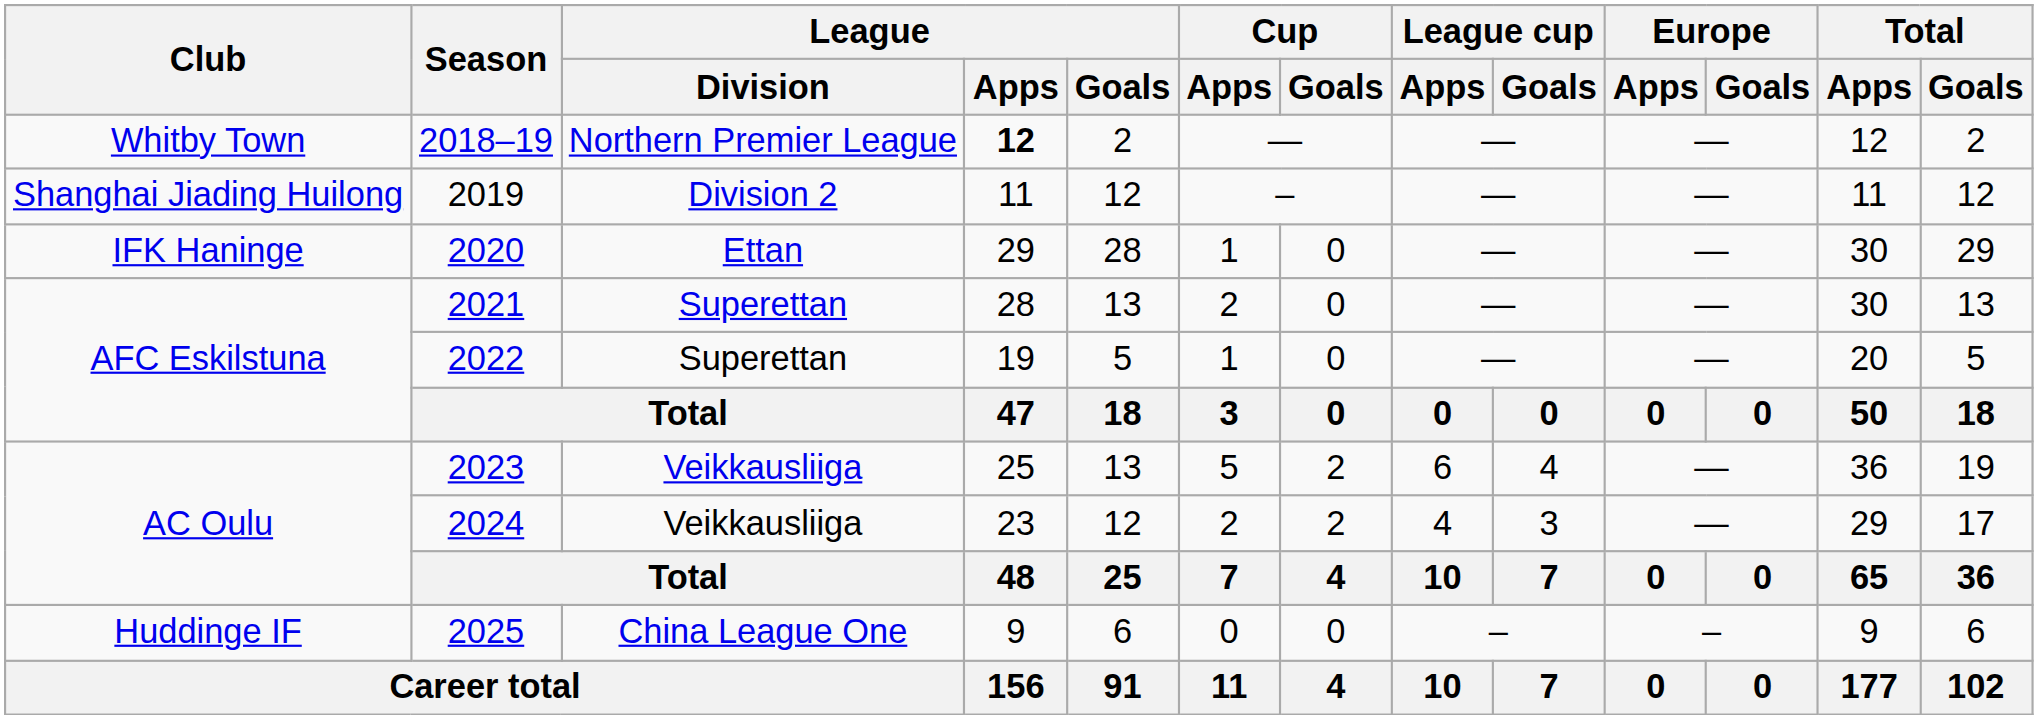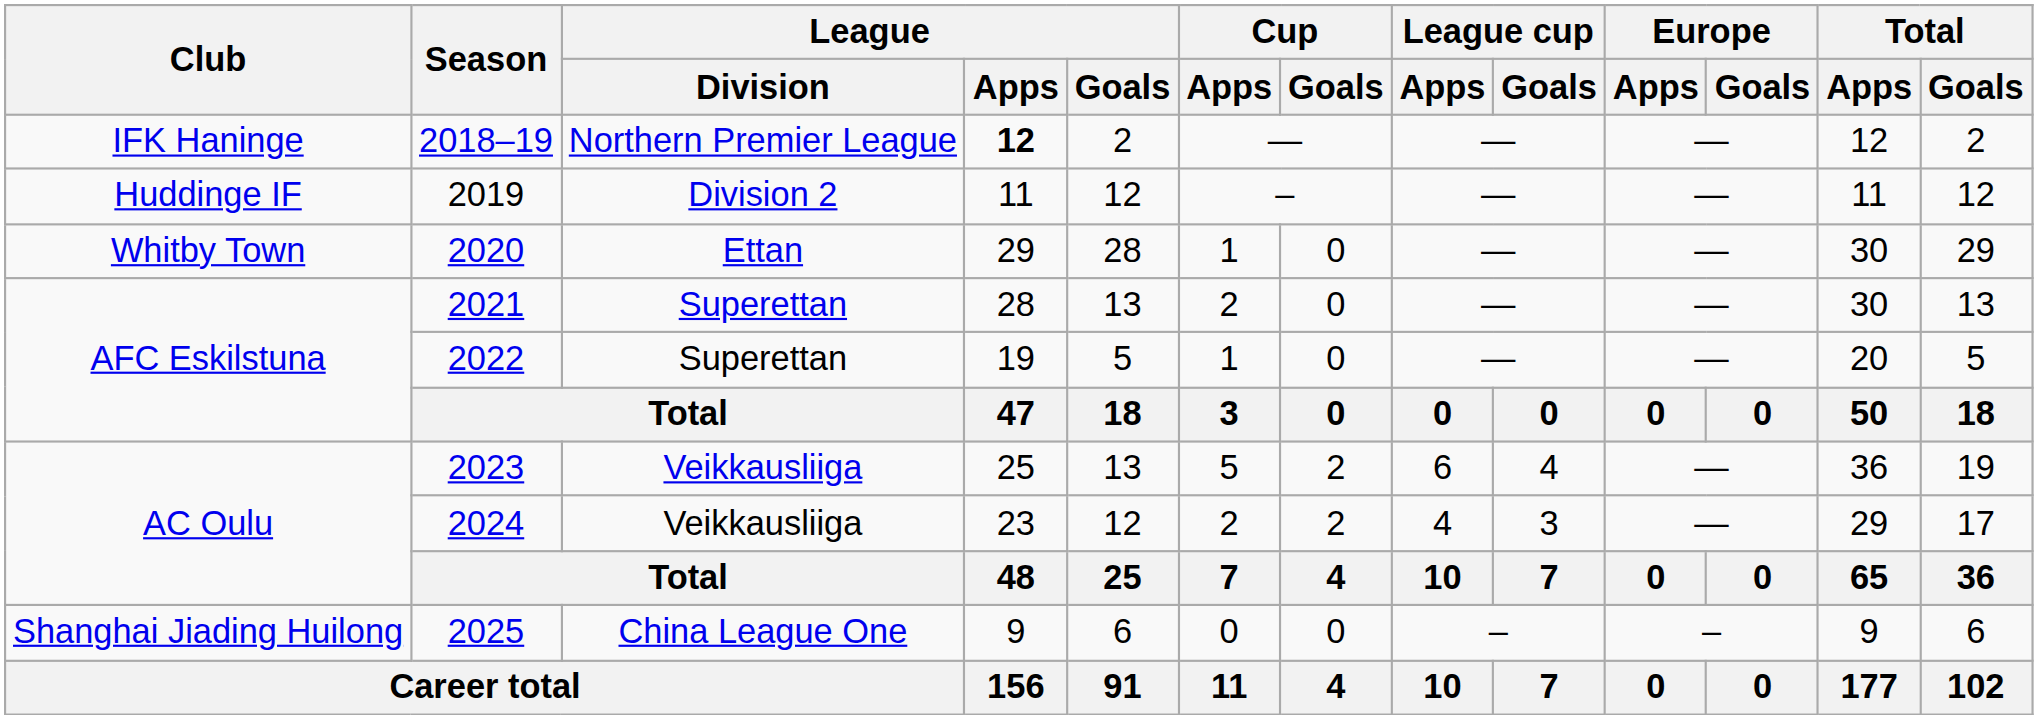(208, 140) Whitby Town -> (208, 140) IFK Haninge
(208, 195) Shanghai Jiading Huilong -> (208, 195) Huddinge IF
(208, 250) IFK Haninge -> (208, 250) Whitby Town
(208, 631) Huddinge IF -> (208, 631) Shanghai Jiading Huilong
